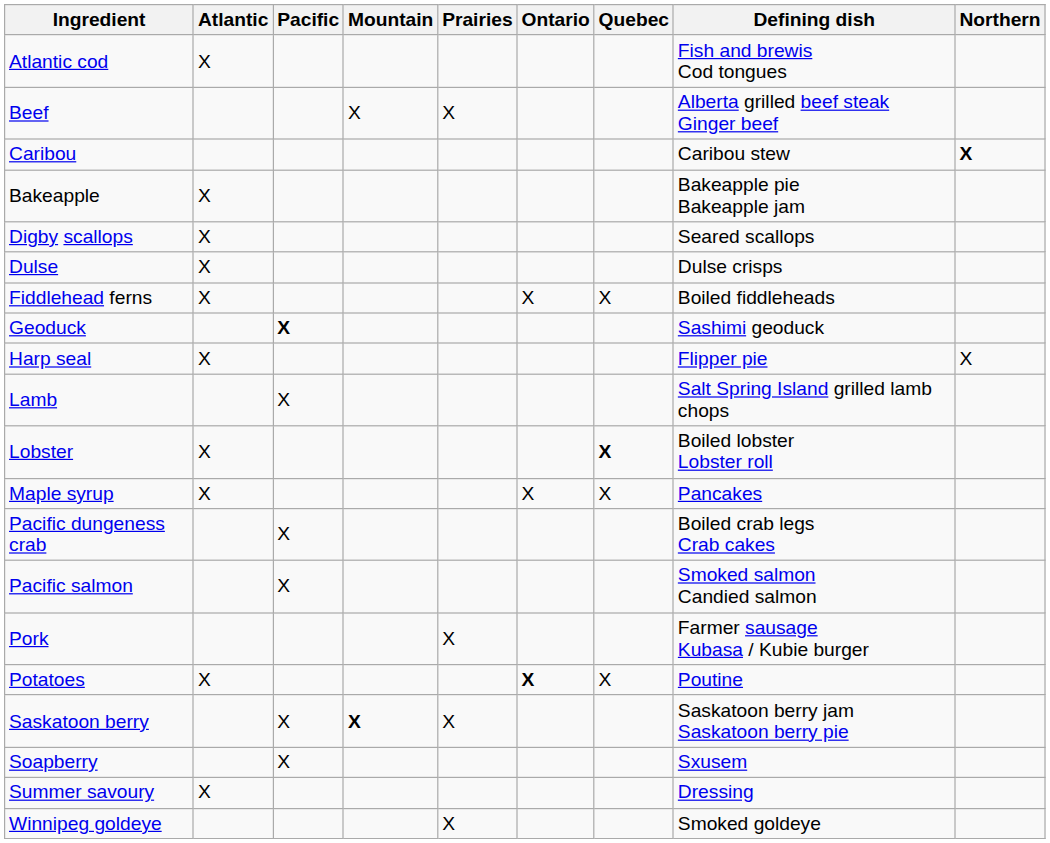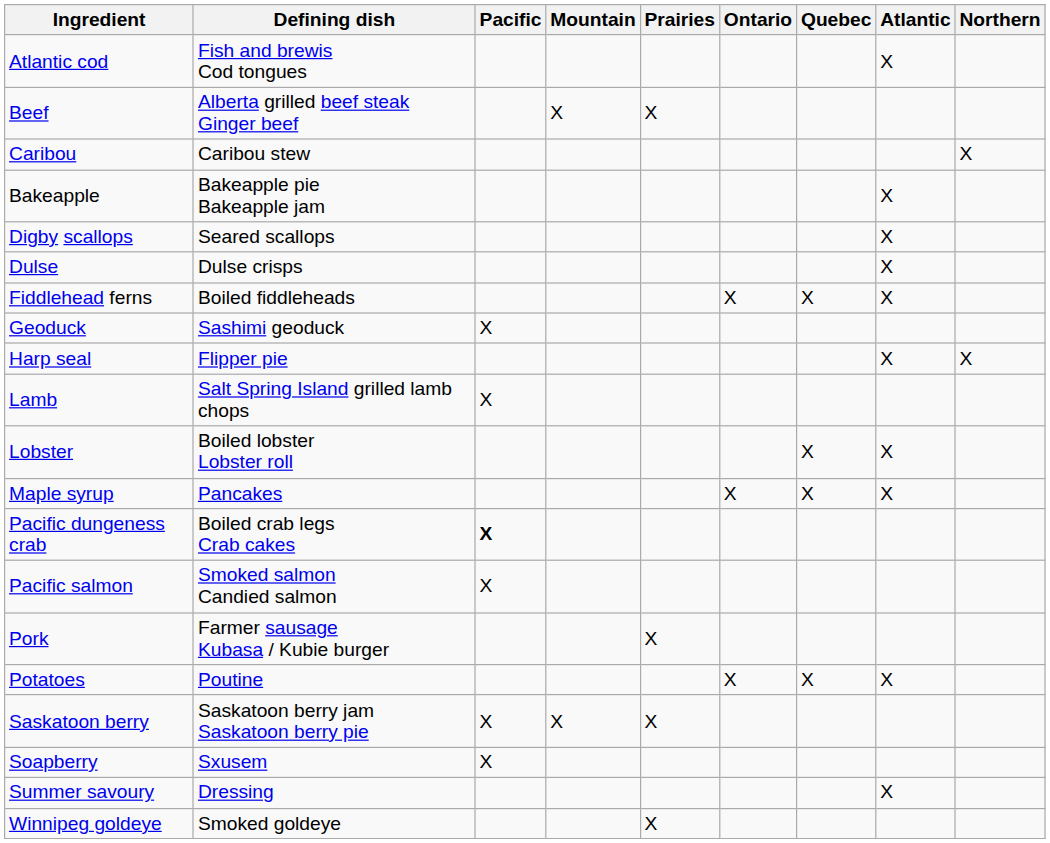columns swapped: (814, 19) <-> (233, 19)
(966, 154) bold -> (966, 154) normal
(284, 328) bold -> (486, 328) normal
(605, 451) bold -> (807, 451) normal
(284, 534) normal -> (486, 534) bold
(528, 679) bold -> (730, 679) normal
(354, 720) bold -> (557, 720) normal
